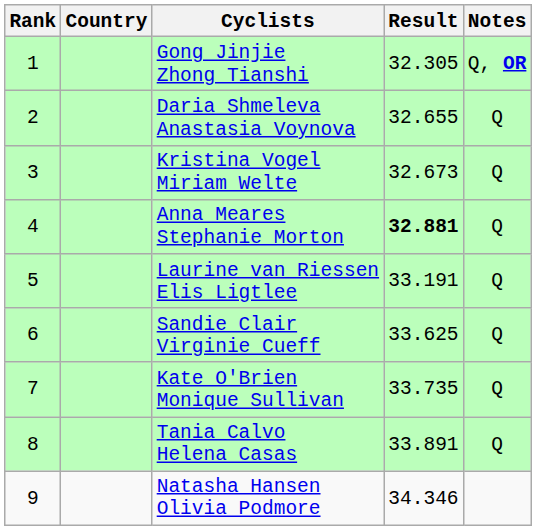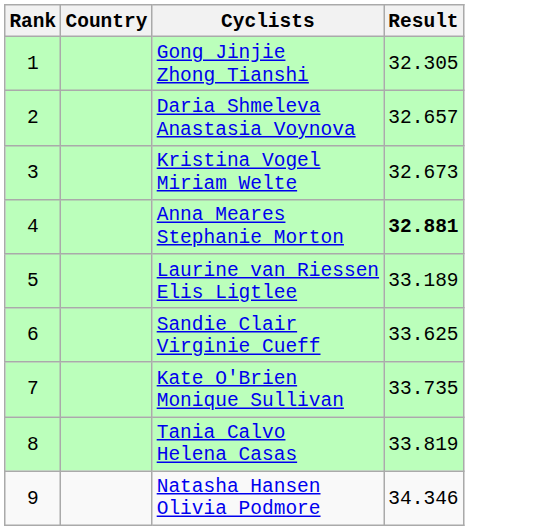- column: (497, 21)
(423, 118) 32.655 -> (423, 118) 32.657
(423, 281) 33.191 -> (423, 281) 33.189
(423, 444) 33.891 -> (423, 444) 33.819
